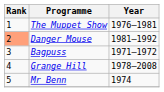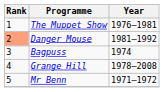(134, 53) 1971–1972 -> (121, 53) 1974
(121, 80) 1974 -> (134, 80) 1971–1972
